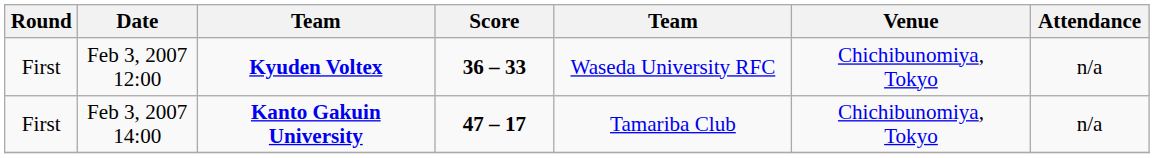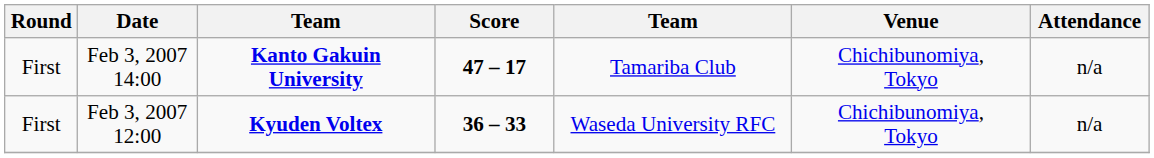rows swapped: (137, 66) <-> (137, 123)
